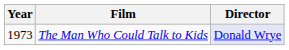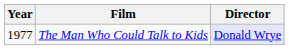(20, 34) 1973 -> (20, 34) 1977
